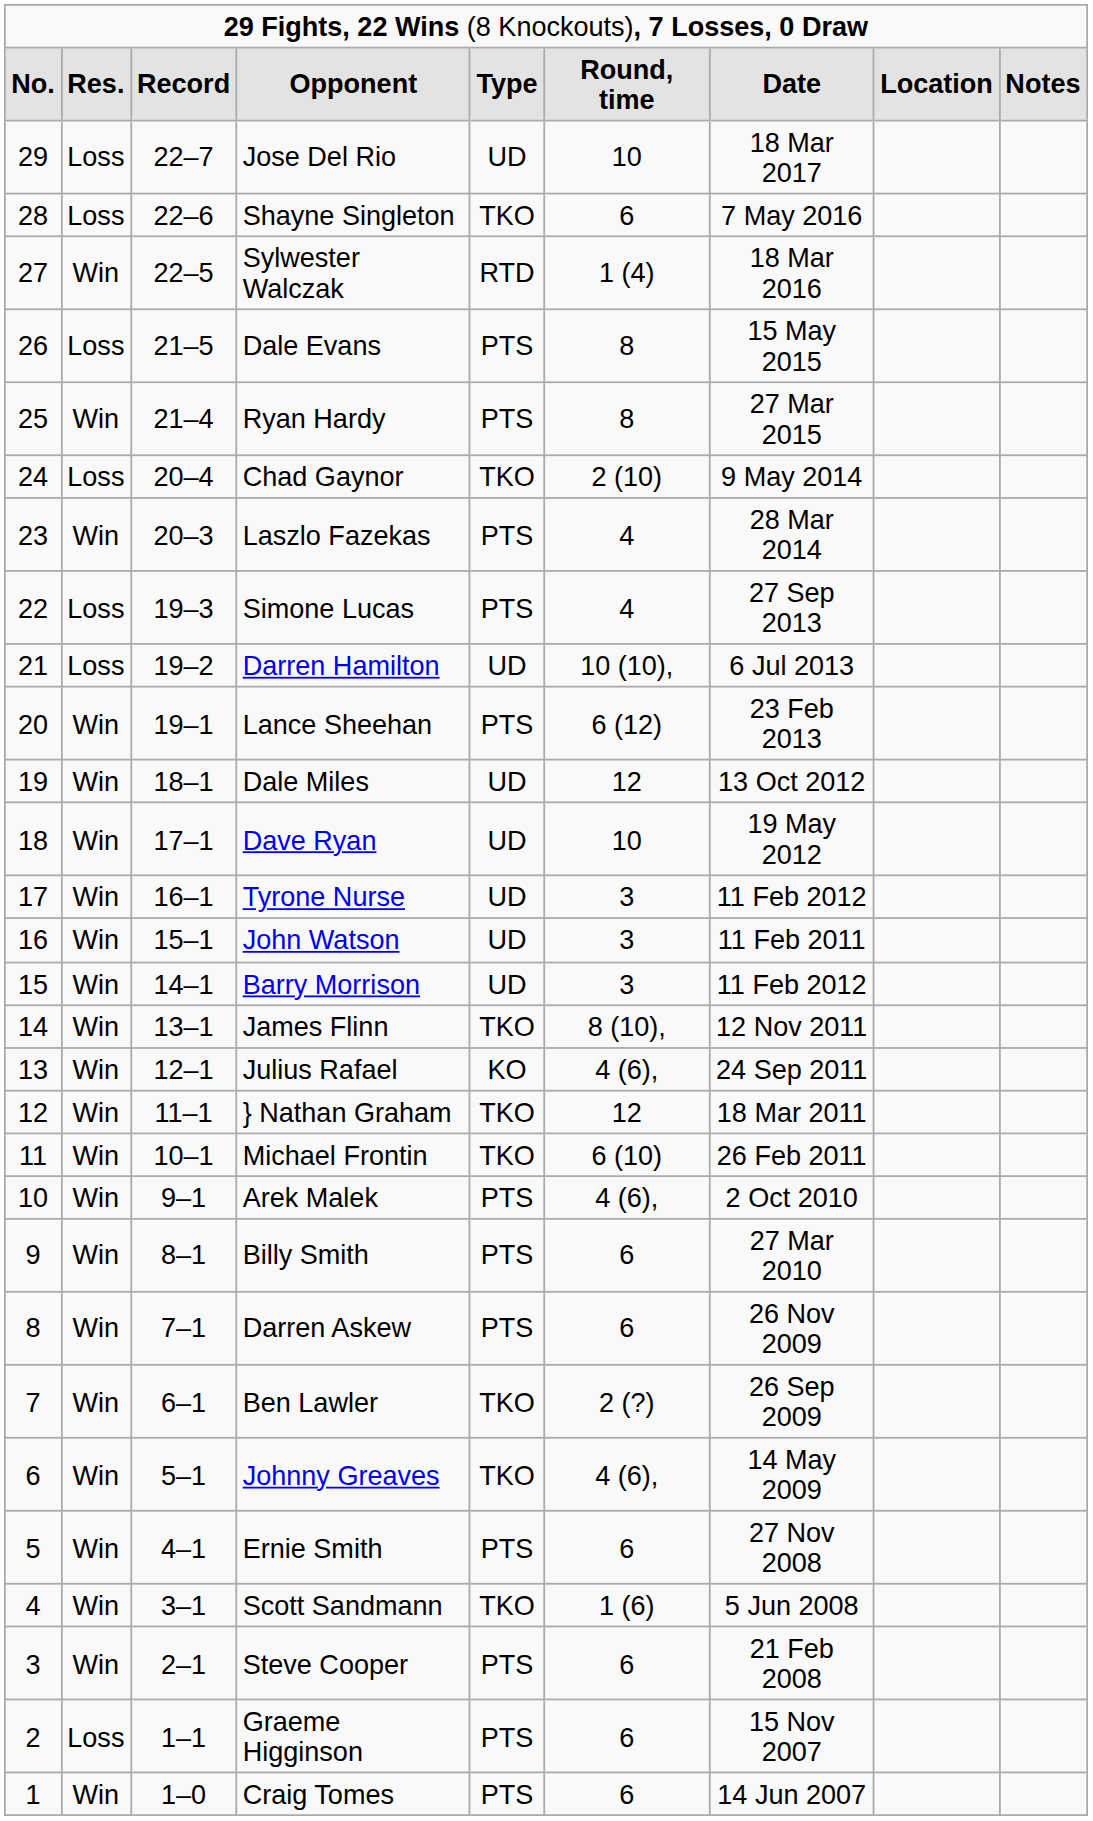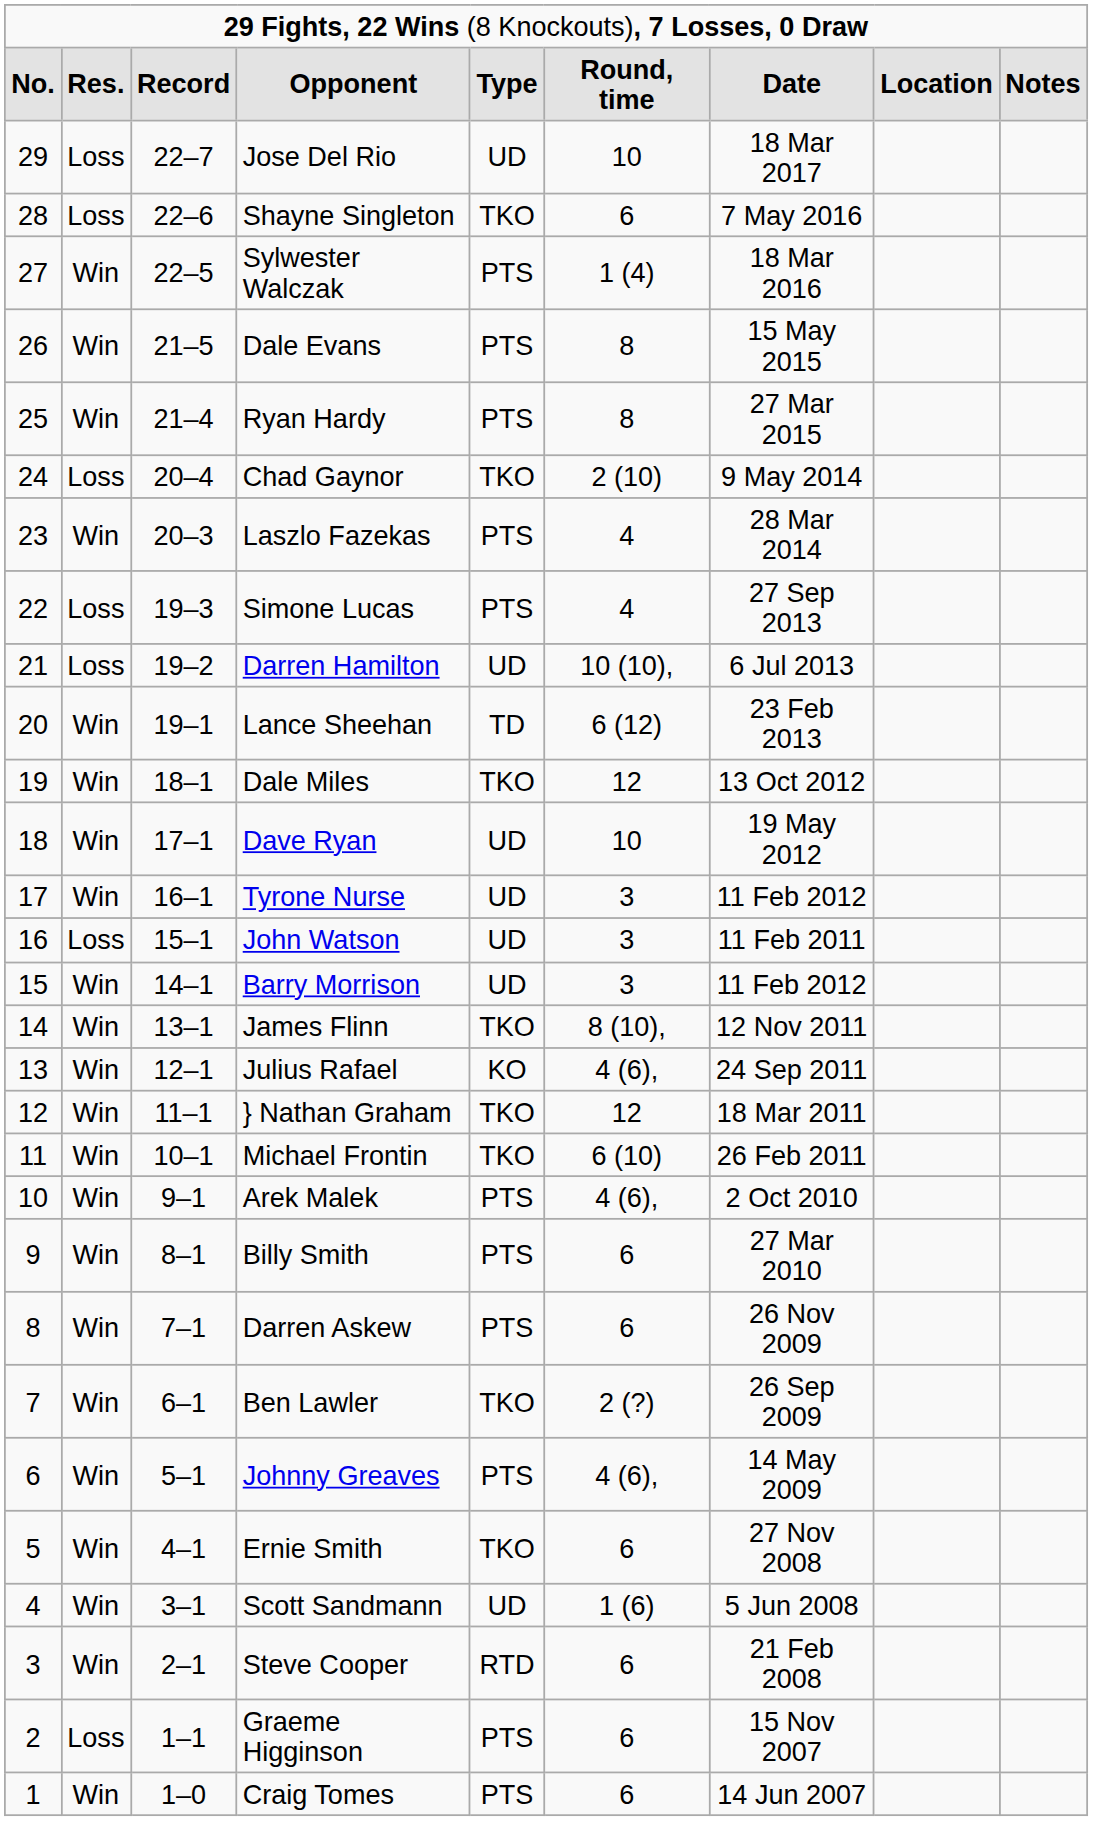(507, 273) RTD -> (507, 273) PTS
(96, 346) Loss -> (96, 346) Win
(507, 724) PTS -> (507, 724) TD
(507, 782) UD -> (507, 782) TKO
(96, 940) Win -> (96, 940) Loss
(507, 1475) TKO -> (507, 1475) PTS
(507, 1548) PTS -> (507, 1548) TKO
(507, 1606) TKO -> (507, 1606) UD
(507, 1664) PTS -> (507, 1664) RTD
